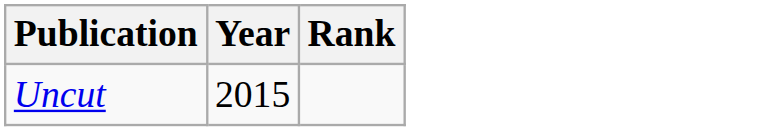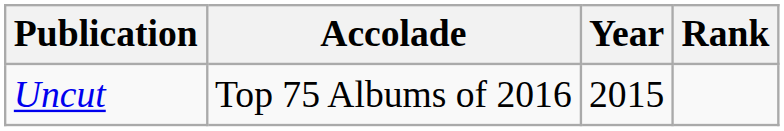+ column: (393, 34)
